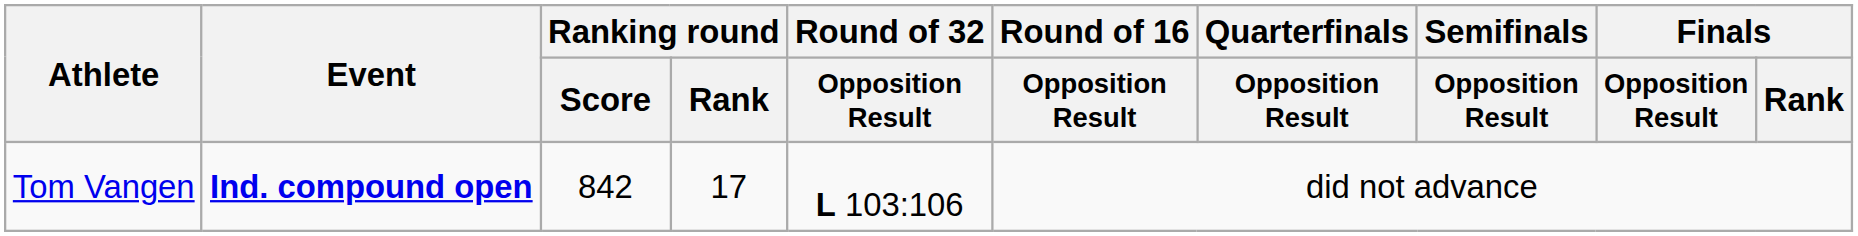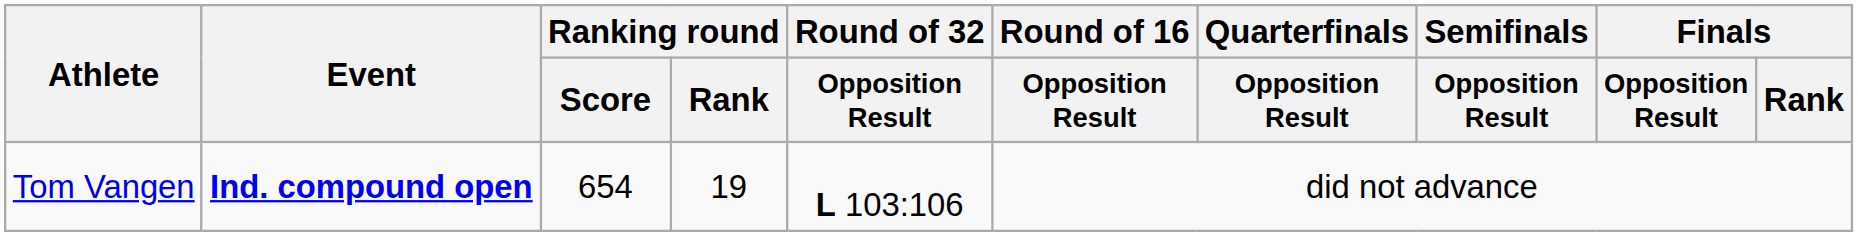(605, 187) 842 -> (605, 187) 654
(729, 187) 17 -> (729, 187) 19
